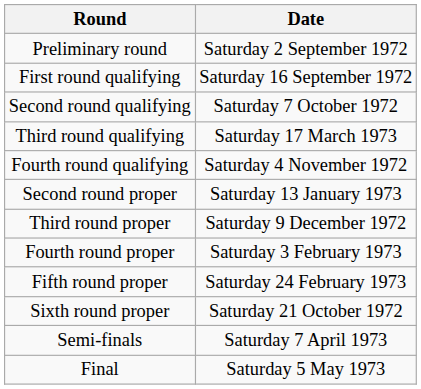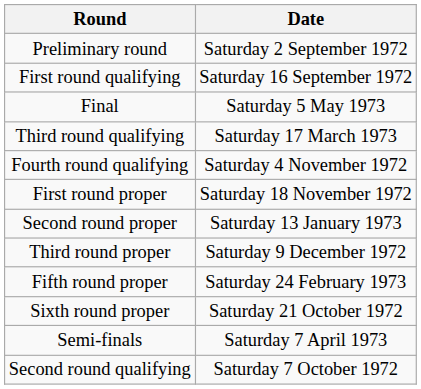rows swapped: (100, 106) <-> (100, 369)
+ row: (100, 194)
- row: (100, 252)
